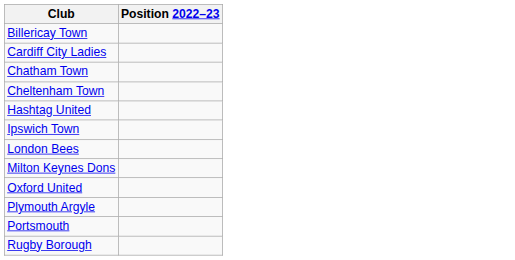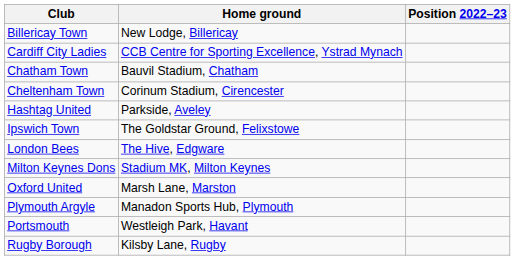+ column: (262, 14)
